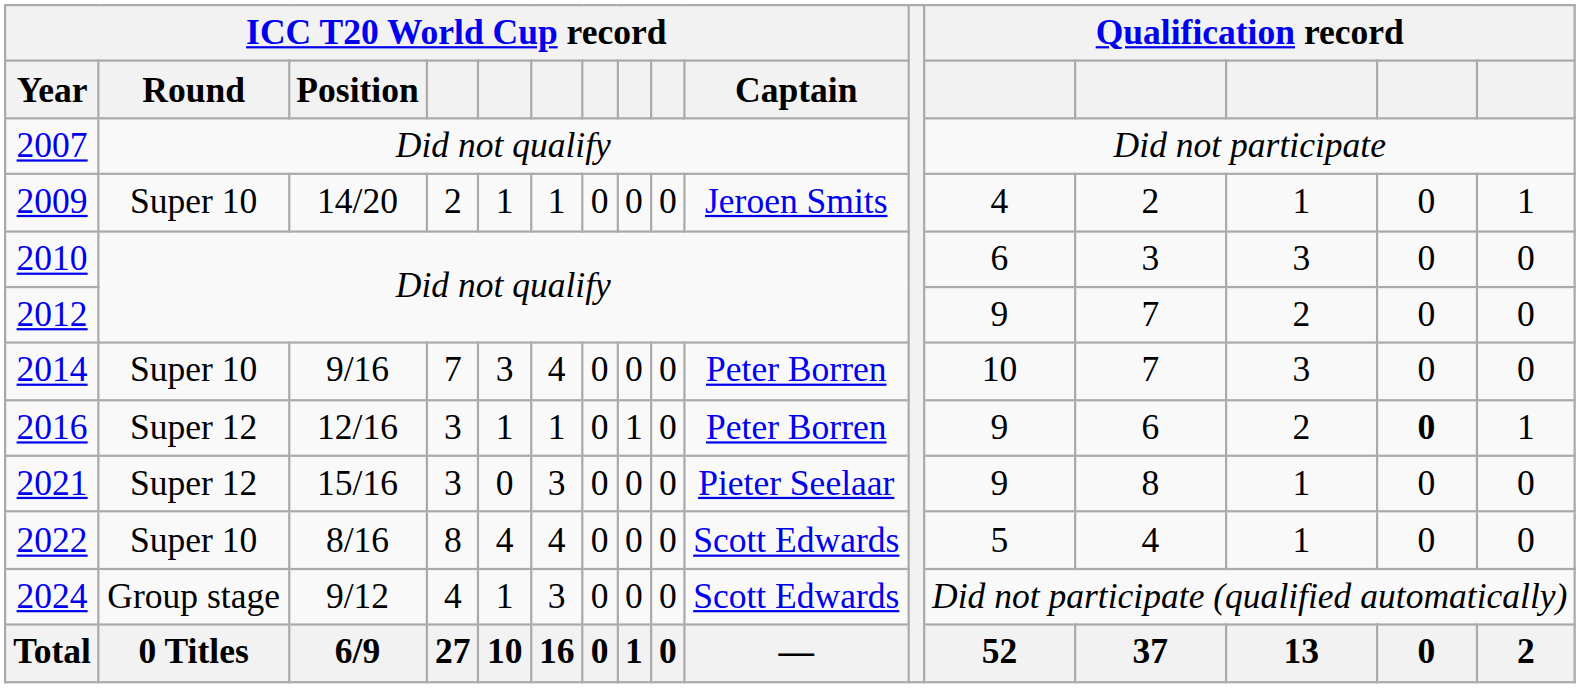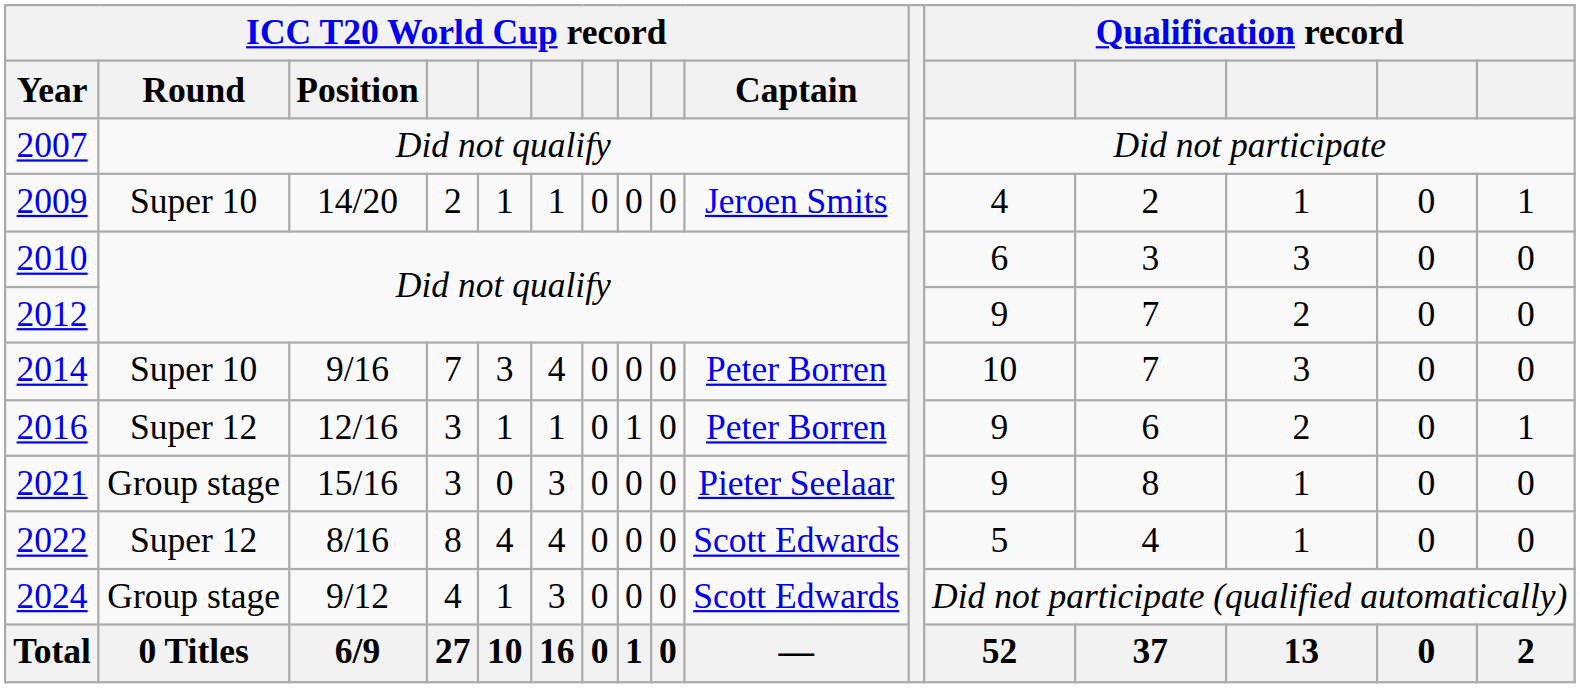(1426, 426) bold -> (1426, 426) normal
(194, 483) Super 12 -> (194, 483) Group stage
(194, 539) Super 10 -> (194, 539) Super 12
